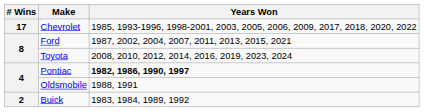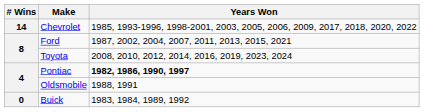(21, 27) 17 -> (21, 27) 14
(21, 100) 2 -> (21, 100) 0
